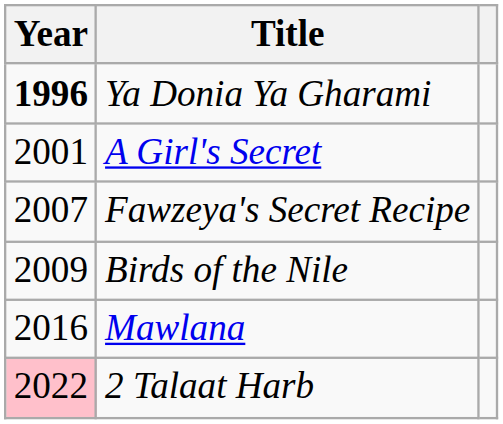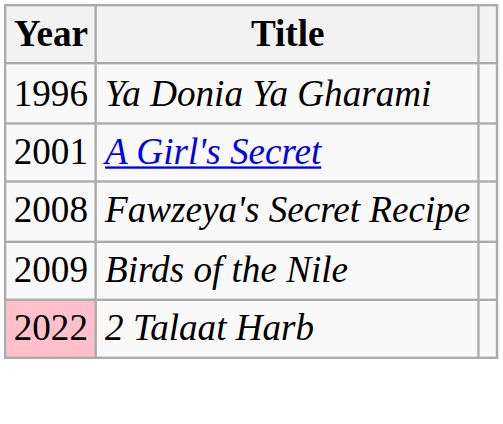(51, 92) bold -> (51, 92) normal
(51, 210) 2007 -> (51, 210) 2008
- row: (175, 328)
